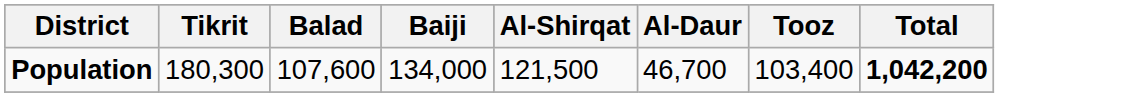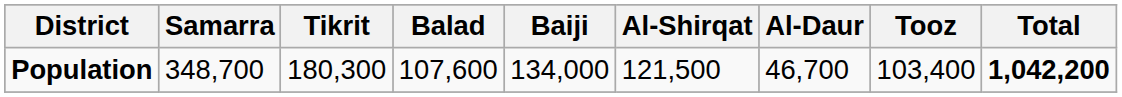+ column: (220, 26)
